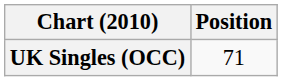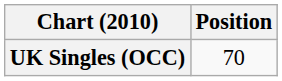(234, 57) 71 -> (234, 57) 70
